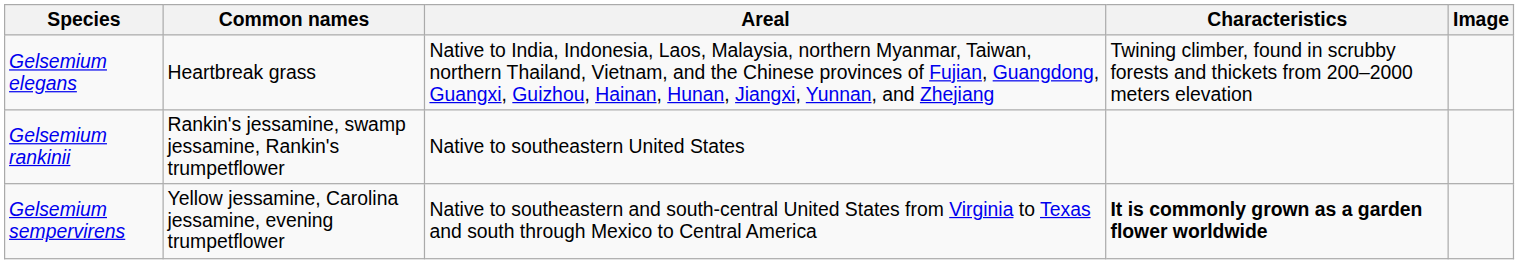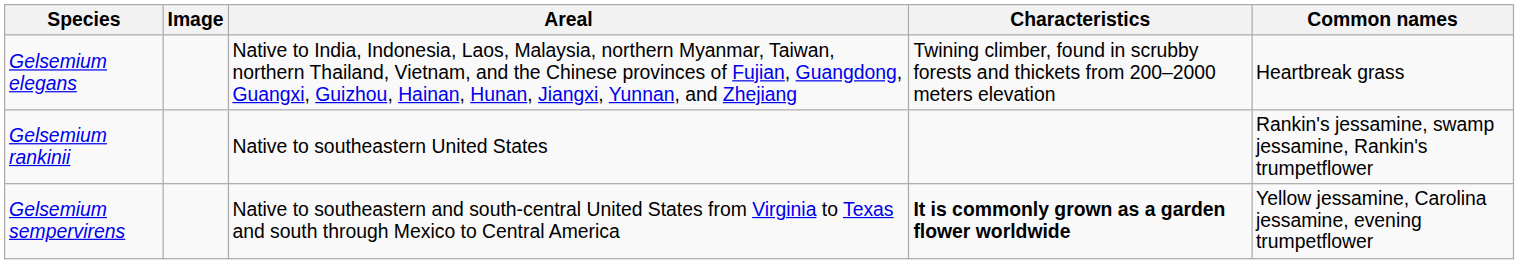columns swapped: (294, 19) <-> (1481, 19)
